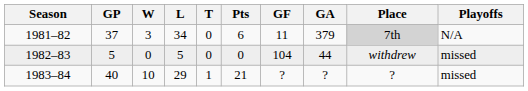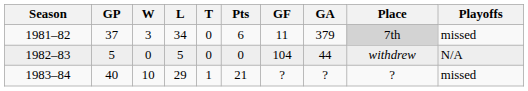(452, 34) N/A -> (458, 34) missed
(458, 55) missed -> (452, 55) N/A
